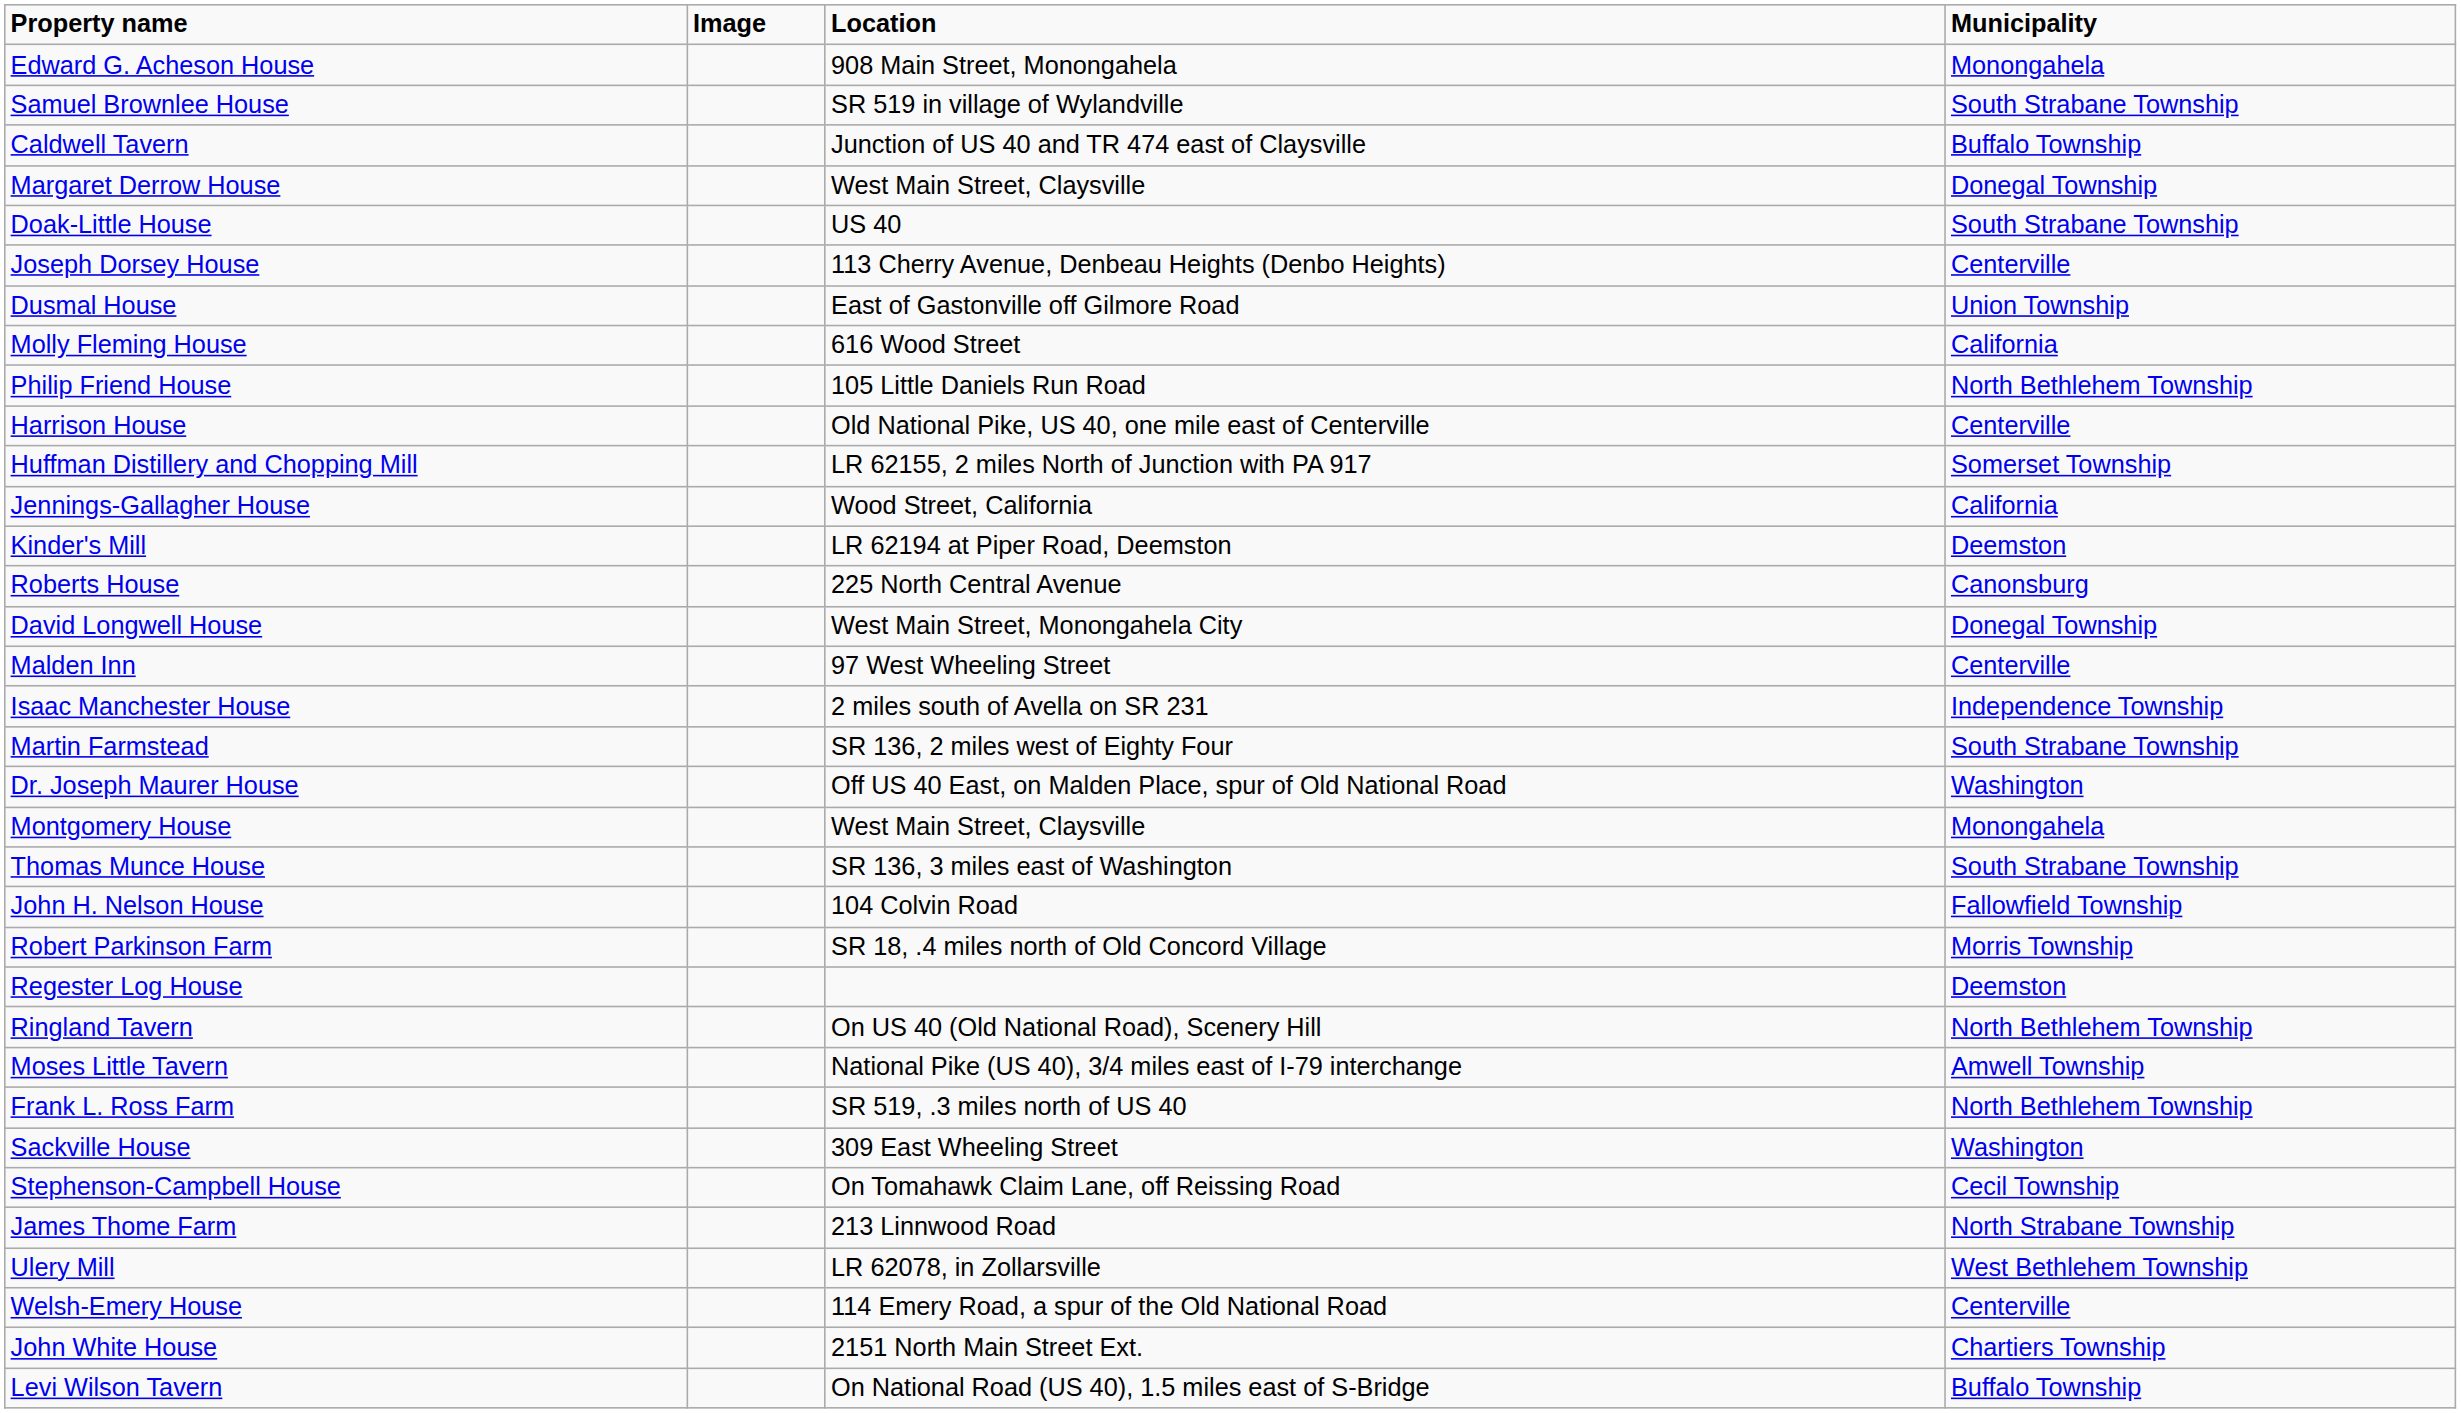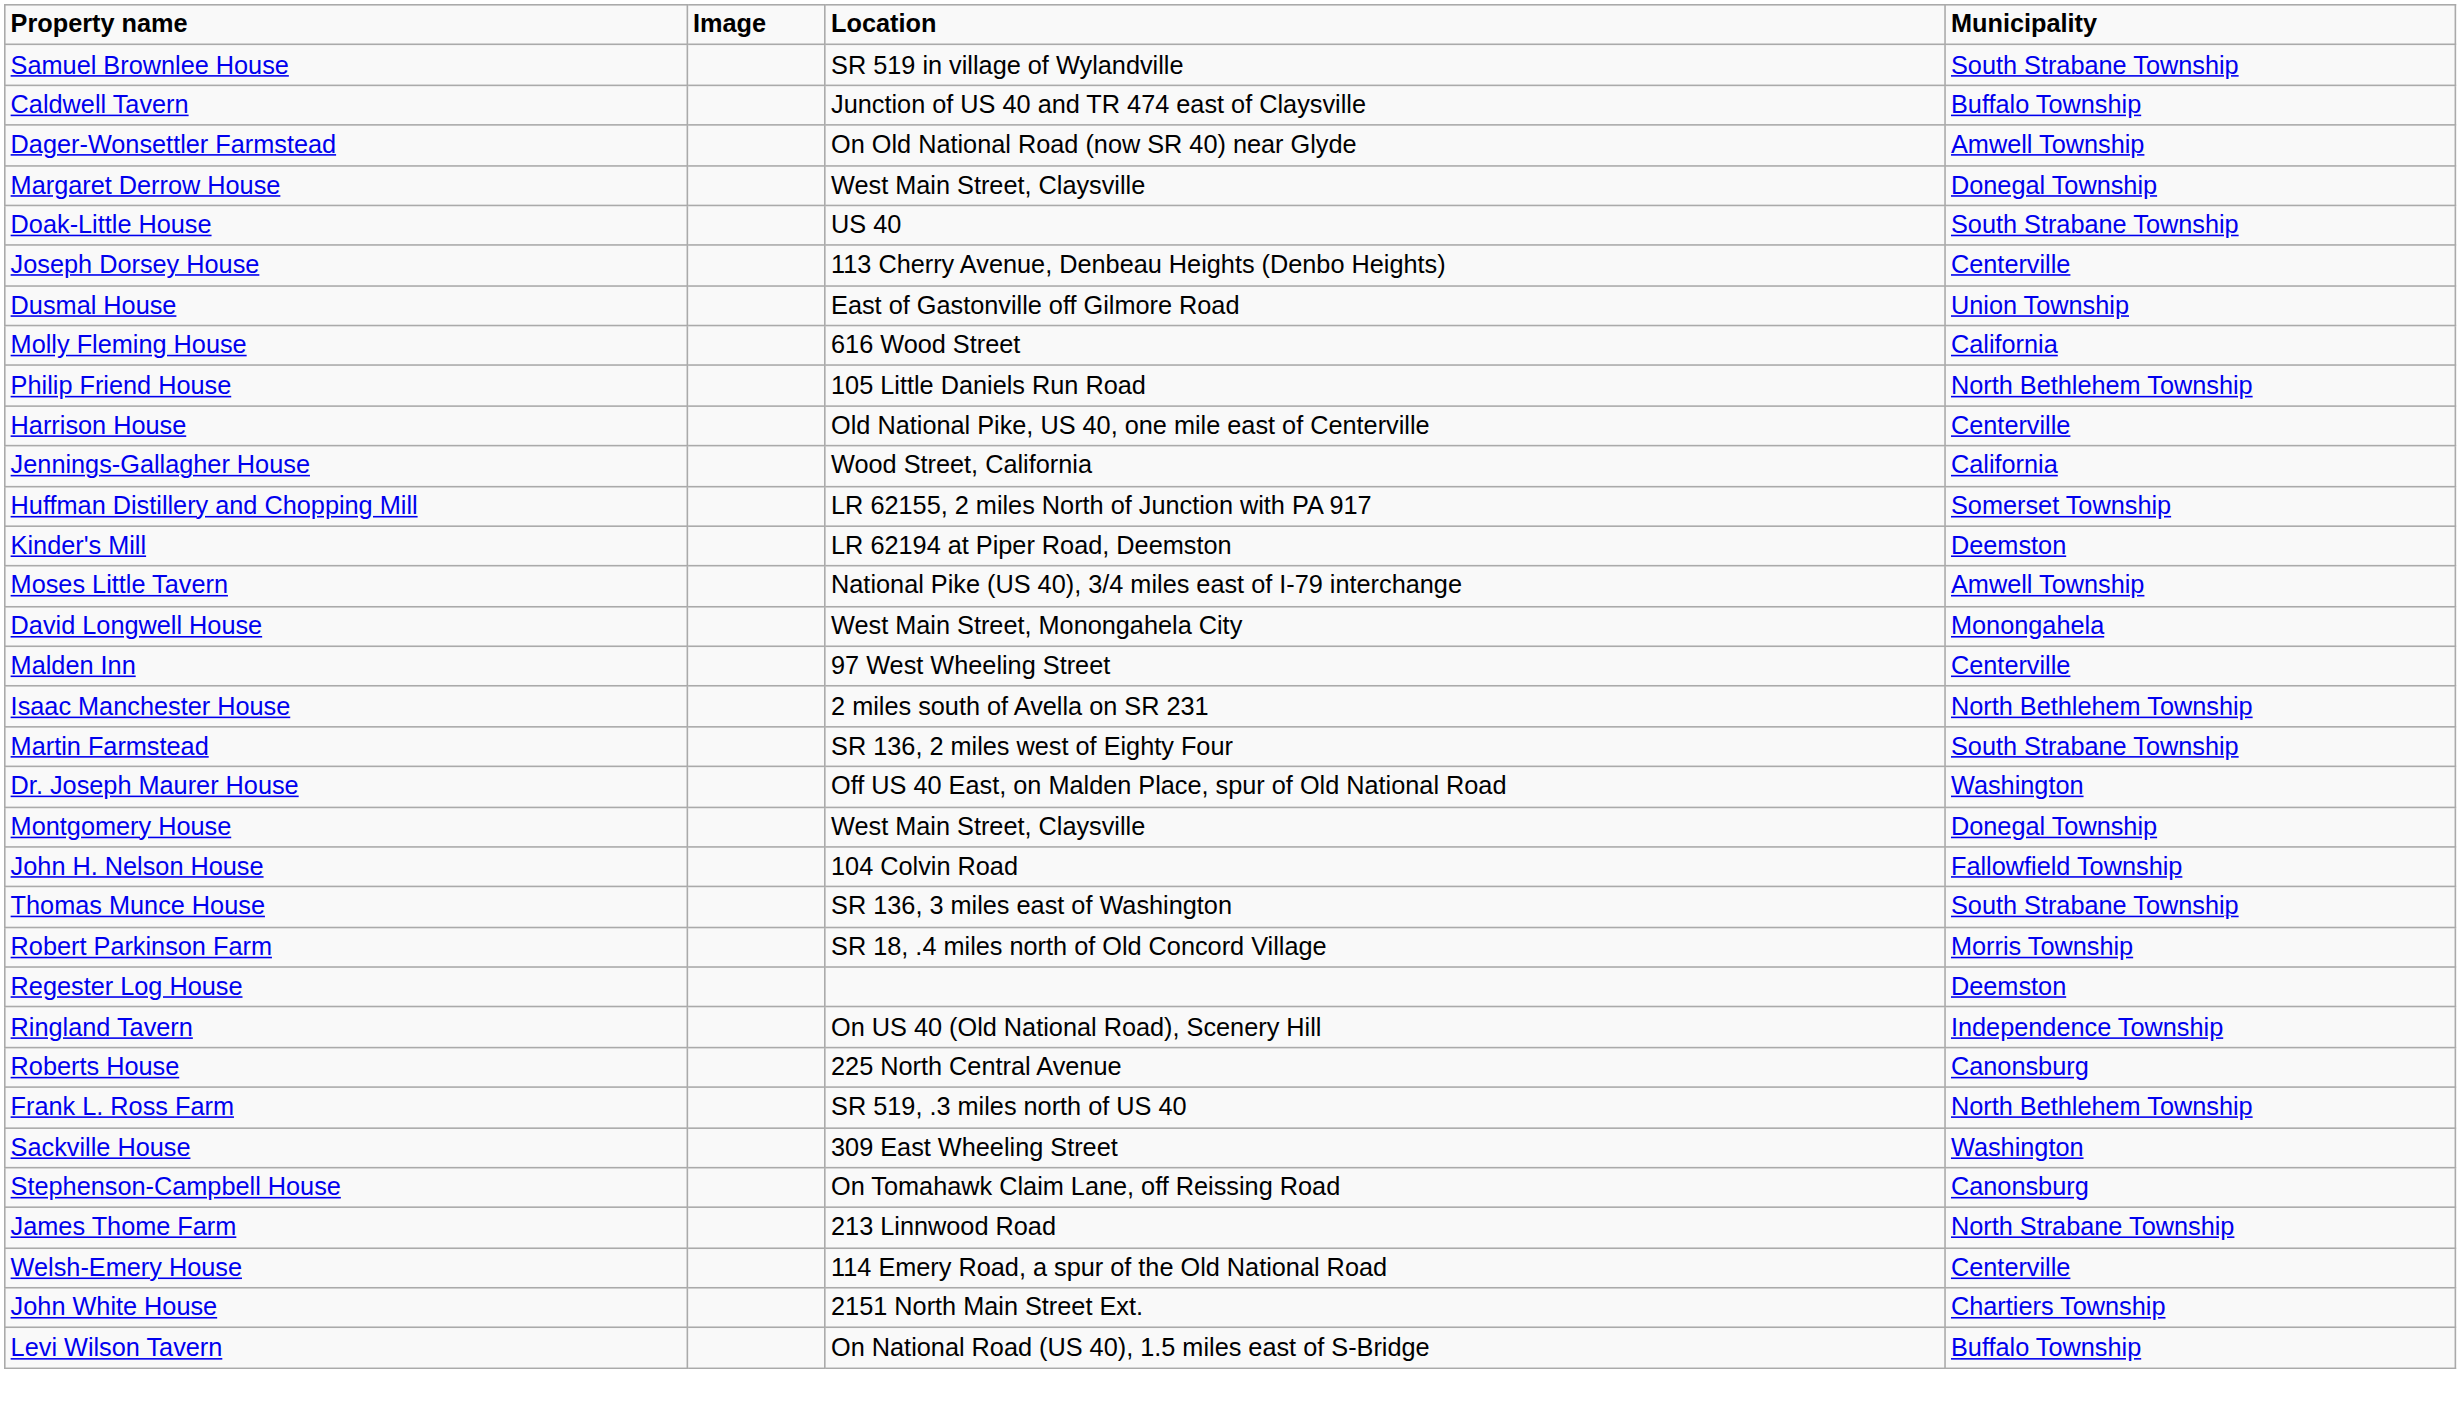- row: (162, 64)
+ row: (173, 144)
rows swapped: (214, 465) <-> (160, 505)
rows swapped: (119, 1066) <-> (95, 585)
(2054, 625) Donegal Township -> (2028, 625) Monongahela
(2087, 706) Independence Township -> (2102, 706) North Bethlehem Township
(2028, 826) Monongahela -> (2054, 826) Donegal Township
rows swapped: (138, 866) <-> (137, 906)
(2102, 1026) North Bethlehem Township -> (2087, 1026) Independence Township
(2035, 1187) Cecil Township -> (2020, 1187) Canonsburg
- row: (63, 1267)
